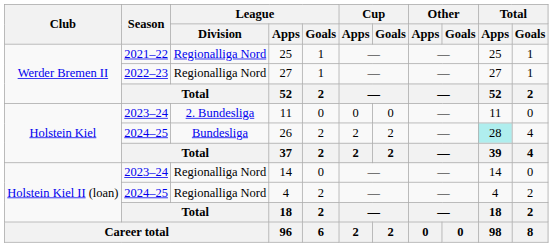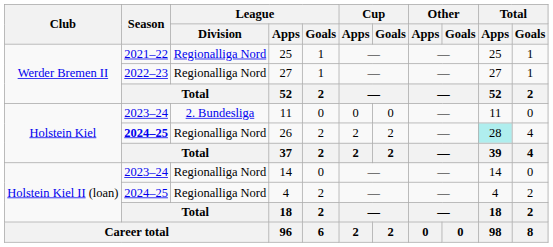(146, 133) normal -> (146, 133) bold
(220, 133) Bundesliga -> (220, 133) Regionalliga Nord
